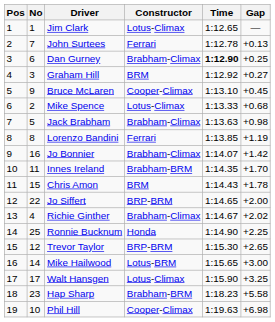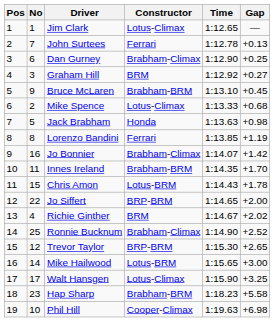(222, 59) bold -> (221, 59) normal
(160, 91) Cooper-Climax -> (159, 91) Brabham-BRM
(164, 122) Brabham-Climax -> (141, 122) Honda
(138, 184) BRM -> (152, 184) Lotus-BRM
(164, 216) Brabham-Climax -> (138, 216) BRM
(141, 231) Honda -> (164, 231) Brabham-Climax
(256, 231) +2.25 -> (255, 231) +2.52
